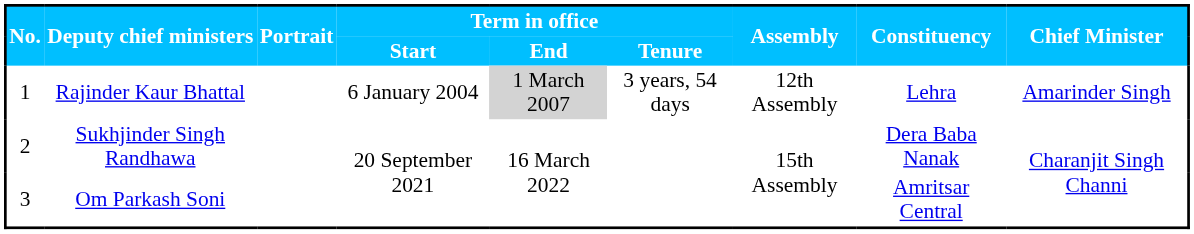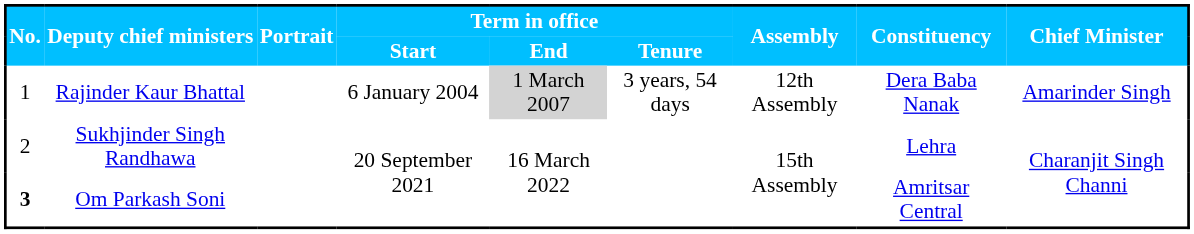(931, 92) Lehra -> (931, 92) Dera Baba Nanak
(931, 145) Dera Baba Nanak -> (931, 145) Lehra
(25, 199) normal -> (25, 199) bold
